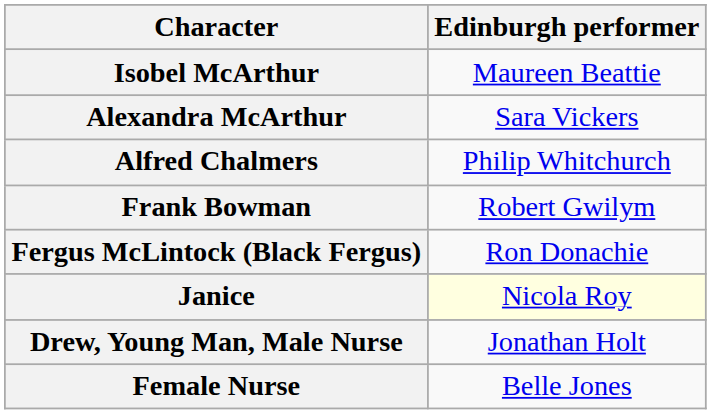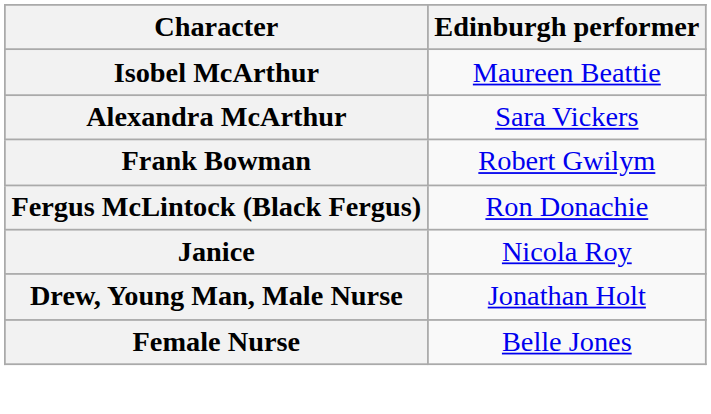- row: (216, 161)
(567, 296) lightyellow background -> (567, 251) no background
